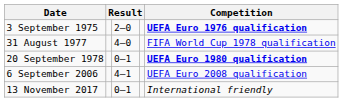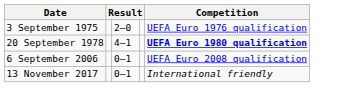(227, 28) bold -> (227, 28) normal
- row: (47, 43)
(123, 58) 0–1 -> (123, 43) 4–1
(123, 74) 4–1 -> (123, 58) 0–1
